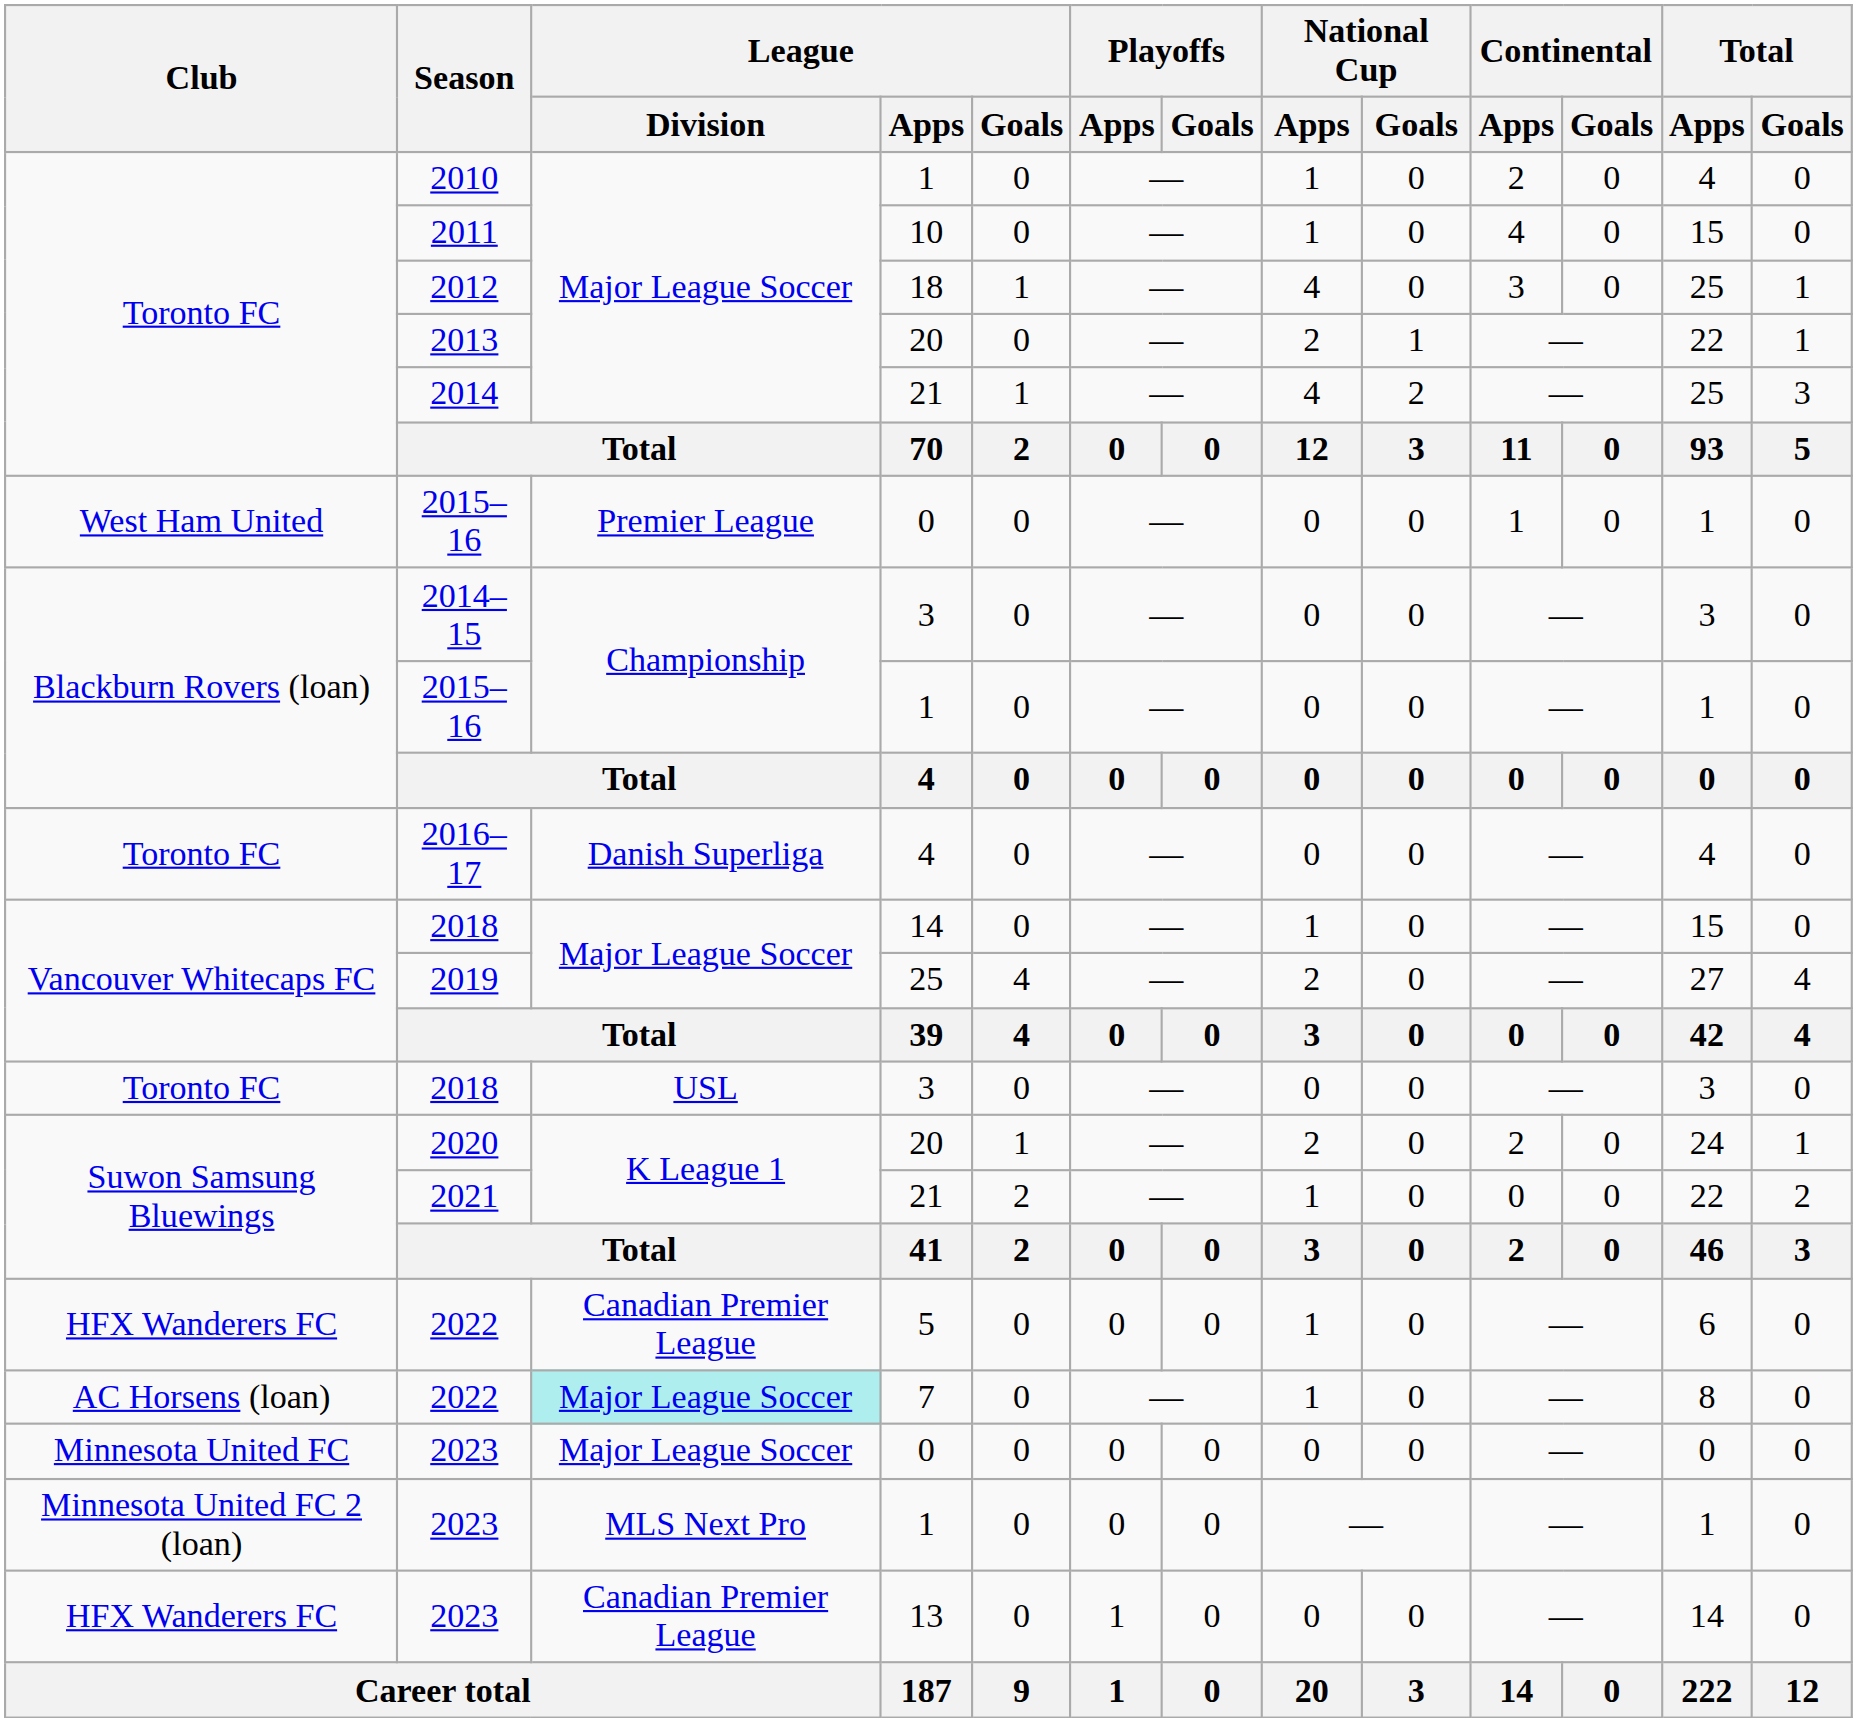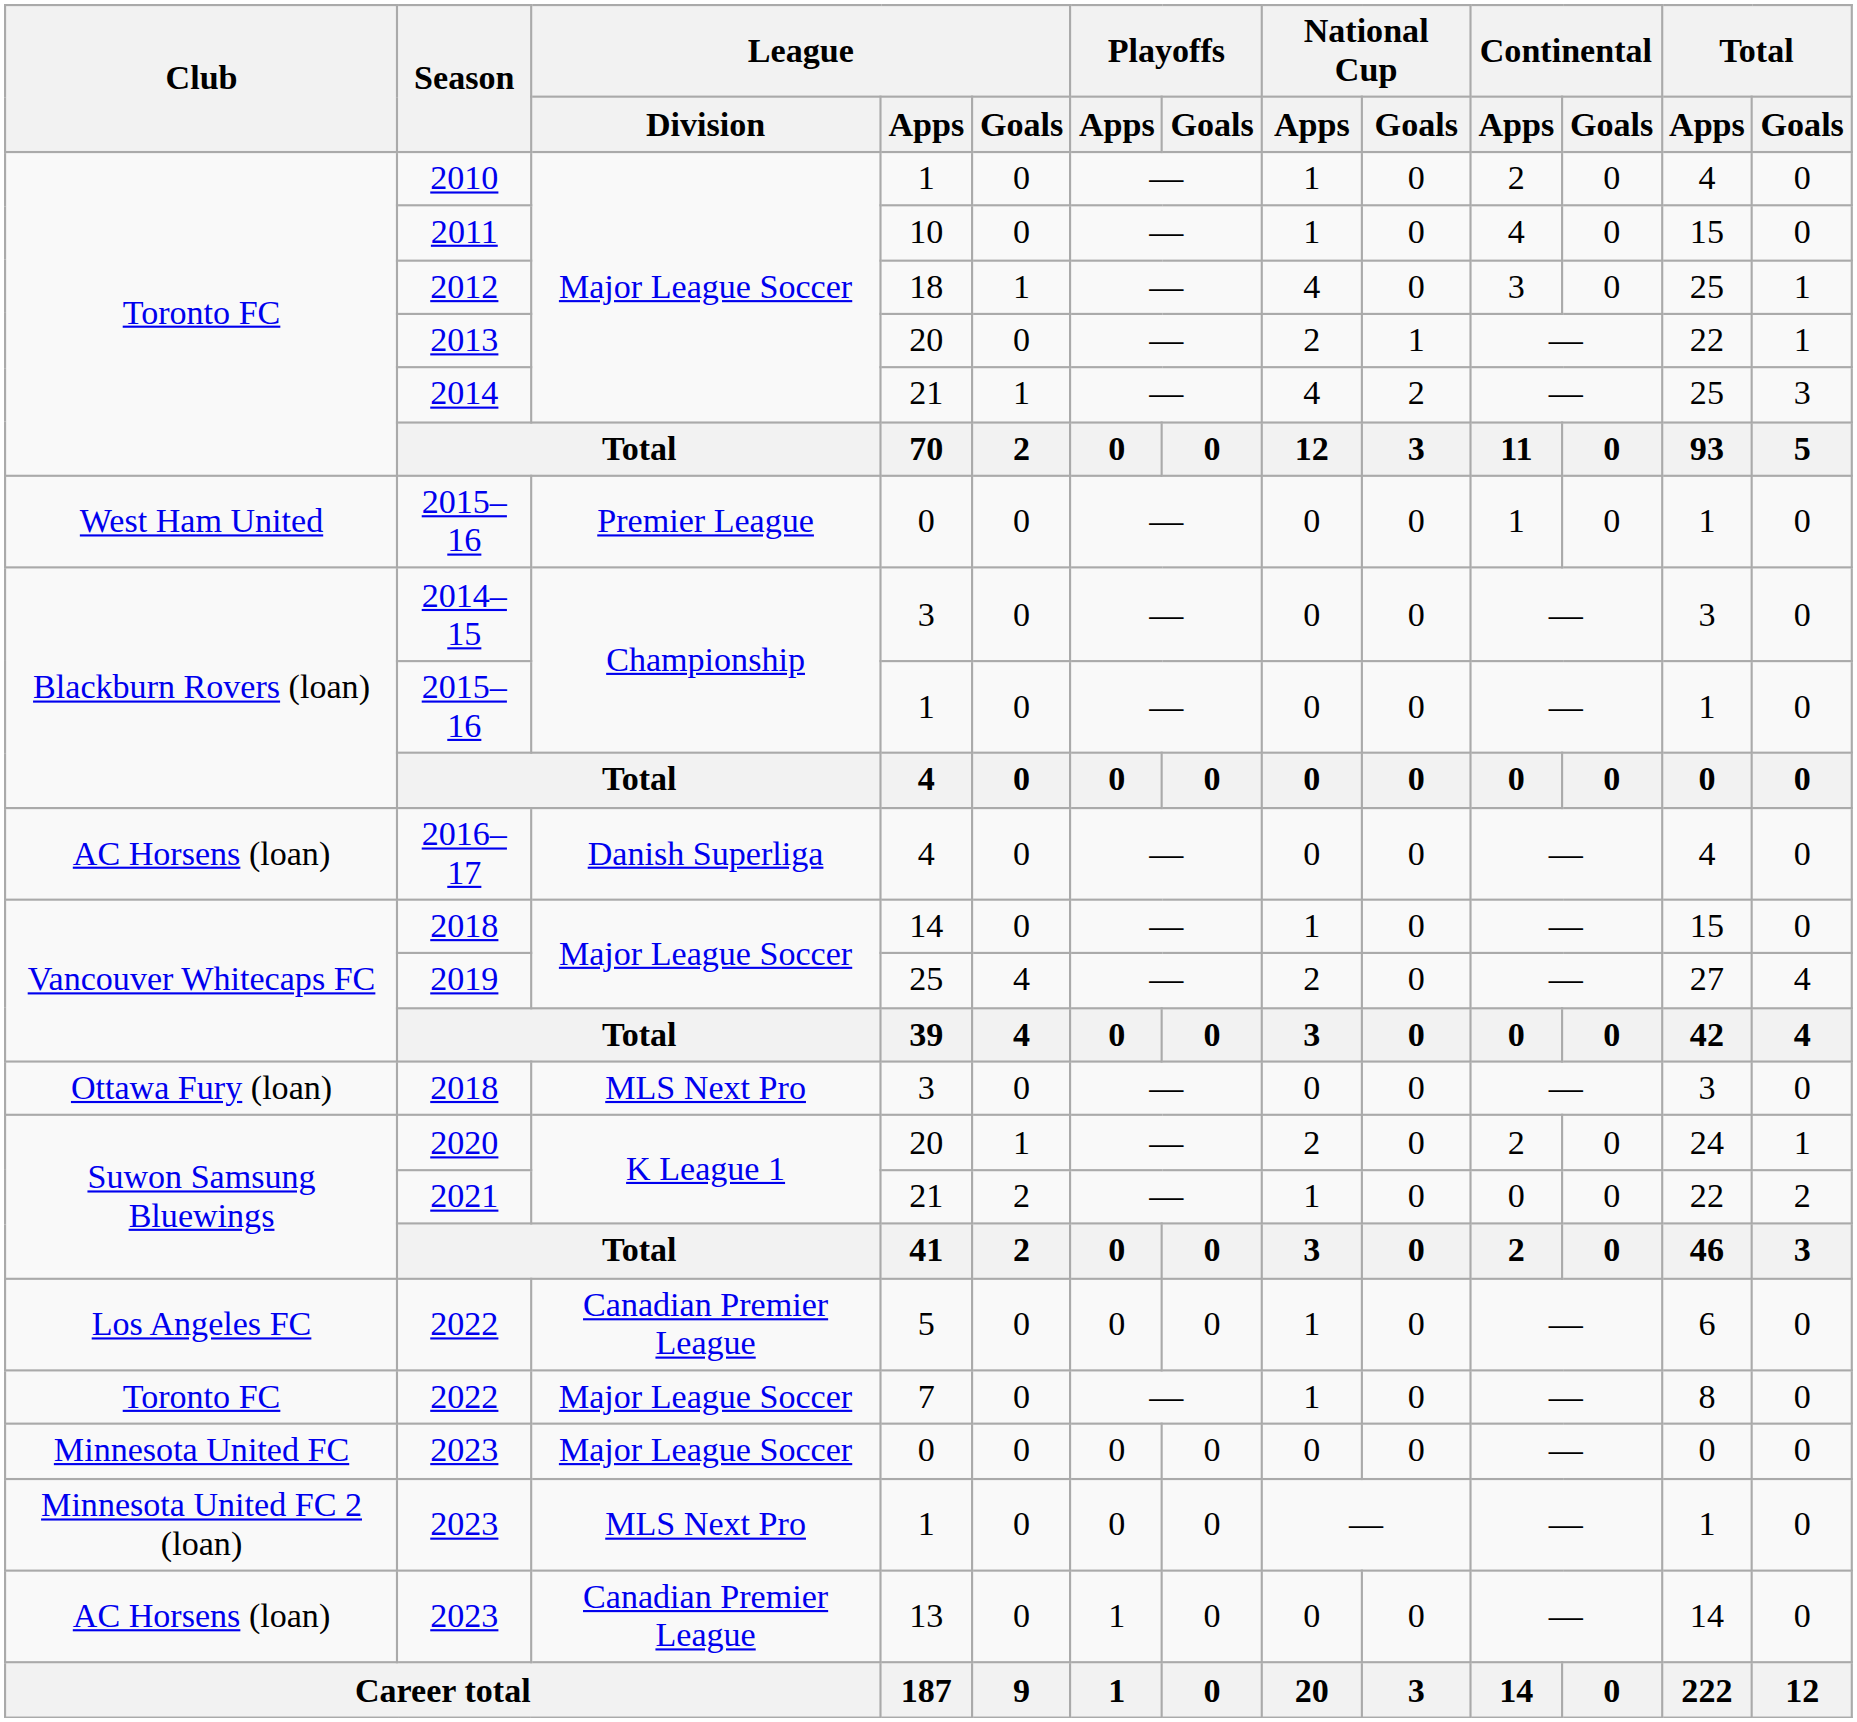(202, 852) Toronto FC -> (202, 852) AC Horsens (loan)
(202, 1088) Toronto FC -> (202, 1088) Ottawa Fury (loan)
(706, 1088) USL -> (706, 1088) MLS Next Pro
(202, 1323) HFX Wanderers FC -> (202, 1323) Los Angeles FC
(202, 1396) AC Horsens (loan) -> (202, 1396) Toronto FC
(706, 1396) paleturquoise background -> (706, 1396) no background
(202, 1616) HFX Wanderers FC -> (202, 1616) AC Horsens (loan)
